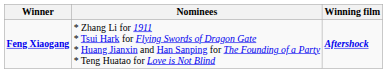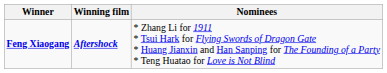columns swapped: (352, 12) <-> (197, 12)
